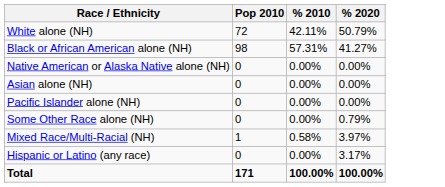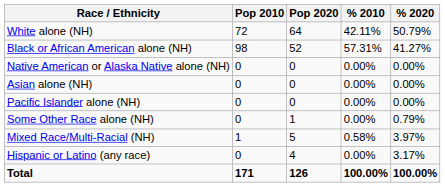+ column: (314, 13)
